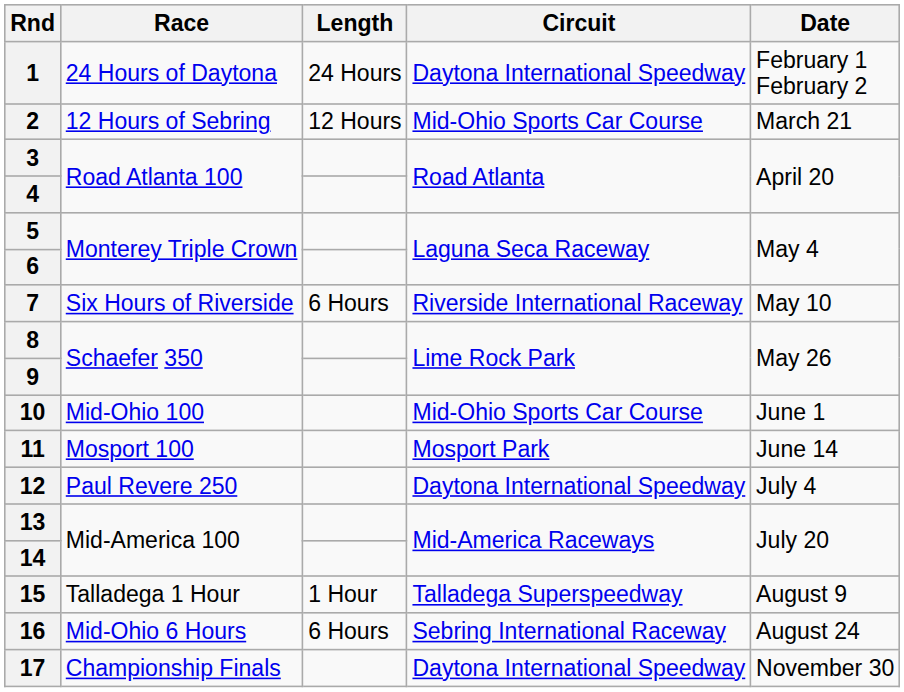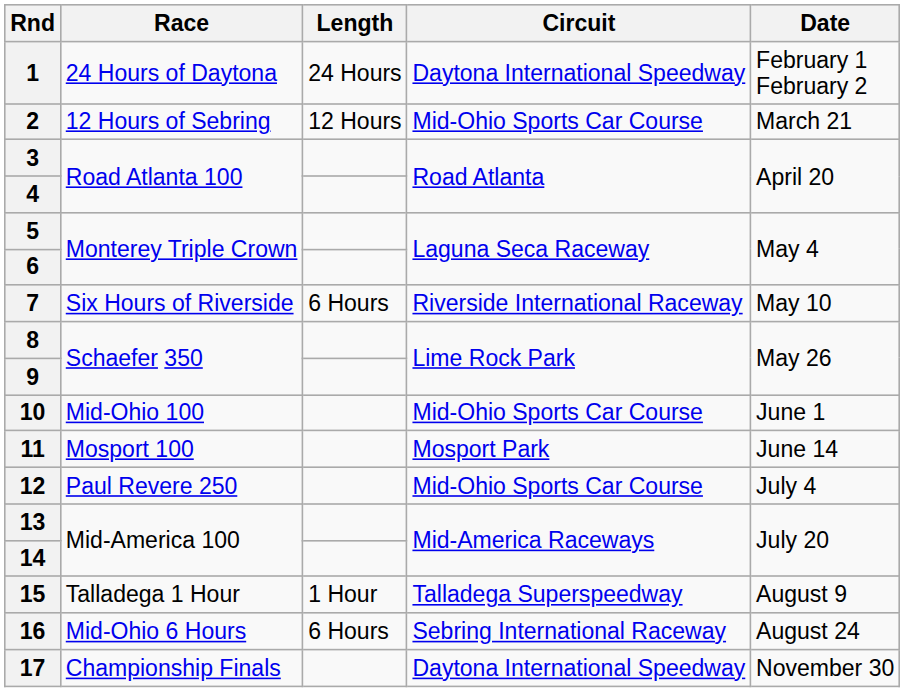(579, 486) Daytona International Speedway -> (558, 486) Mid-Ohio Sports Car Course
